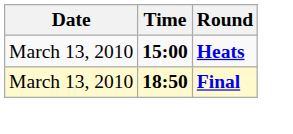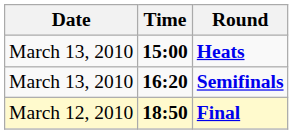+ row: (240, 81)
(71, 81) March 13, 2010 -> (71, 112) March 12, 2010
